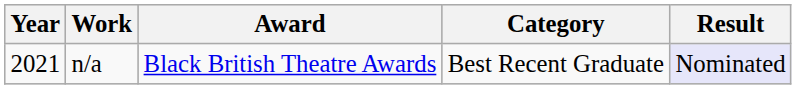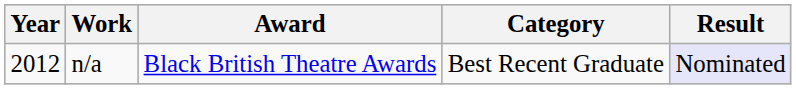(35, 63) 2021 -> (35, 63) 2012
